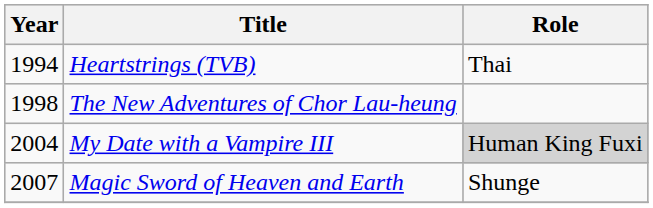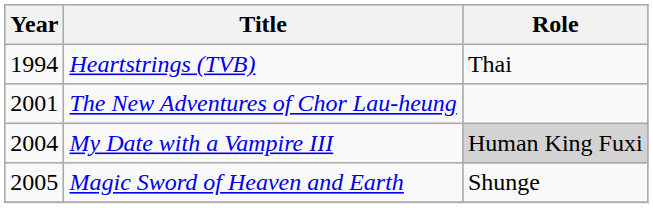(34, 103) 1998 -> (34, 103) 2001
(34, 182) 2007 -> (34, 182) 2005
